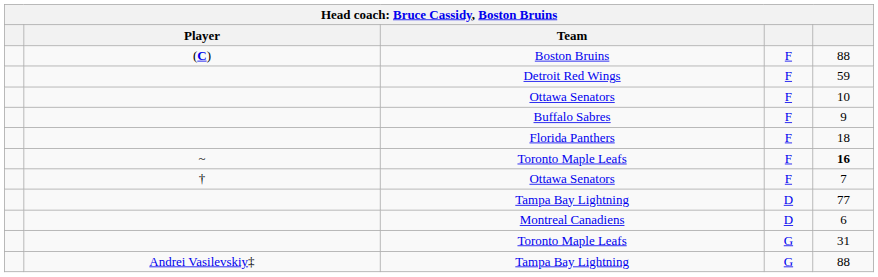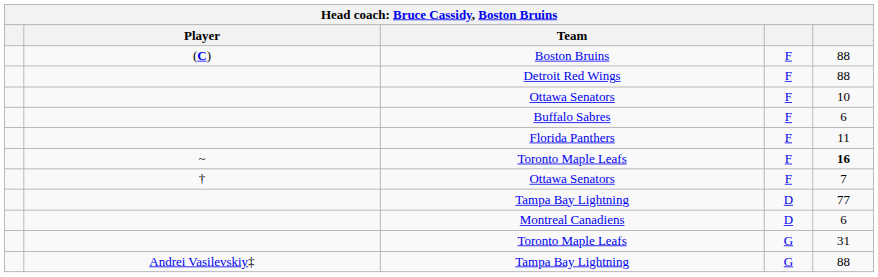(843, 76) 59 -> (843, 76) 88
(843, 117) 9 -> (843, 117) 6
(843, 138) 18 -> (843, 138) 11
